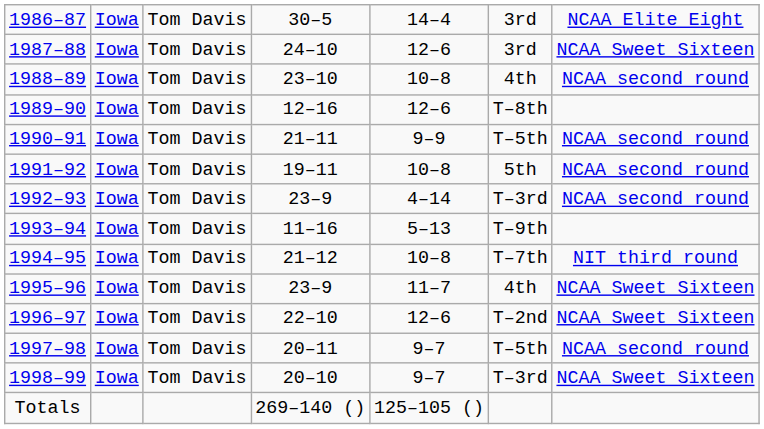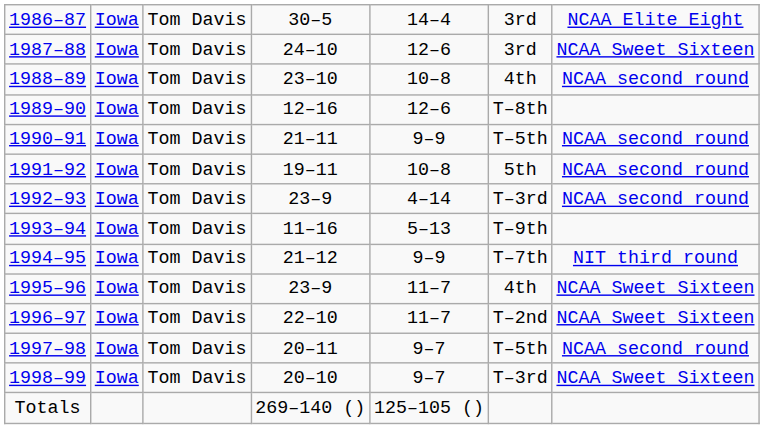(429, 259) 10–8 -> (429, 259) 9–9
(429, 318) 12–6 -> (429, 318) 11–7
